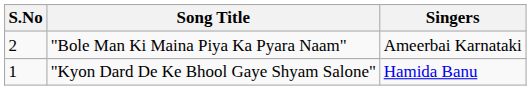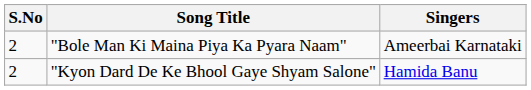(13, 71) 1 -> (13, 71) 2
